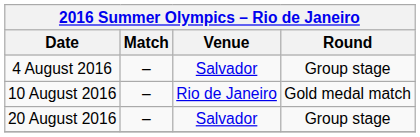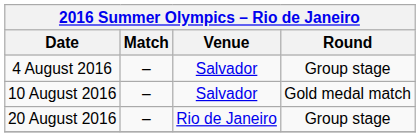(227, 94) Rio de Janeiro -> (227, 94) Salvador
(227, 119) Salvador -> (227, 119) Rio de Janeiro
